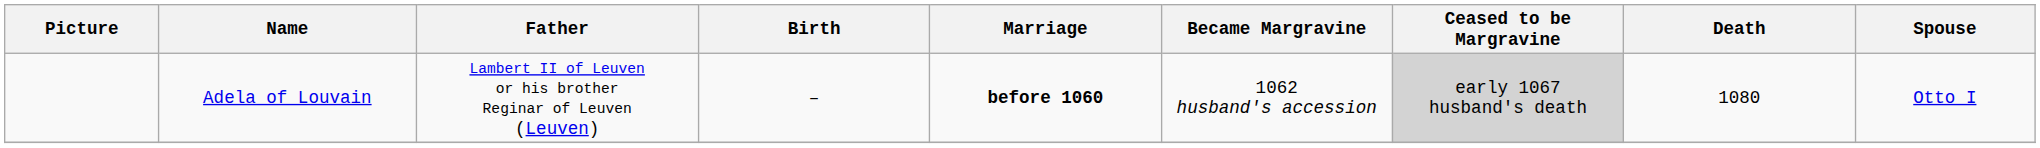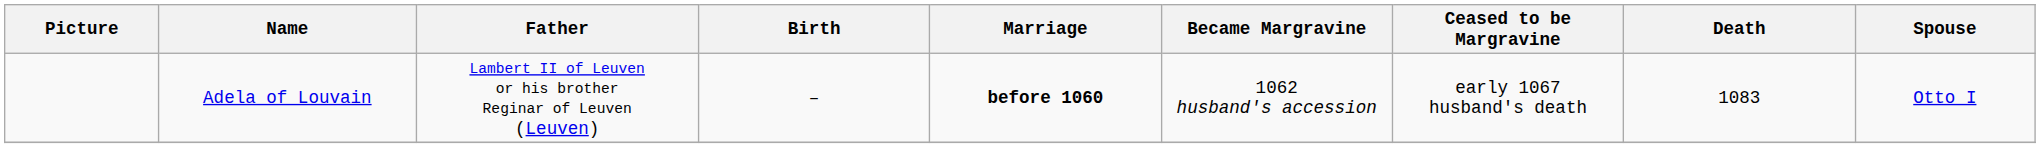(1508, 98) lightgrey background -> (1508, 98) no background
(1739, 98) 1080 -> (1739, 98) 1083
